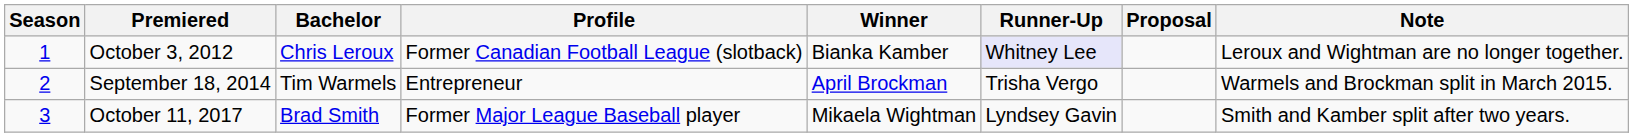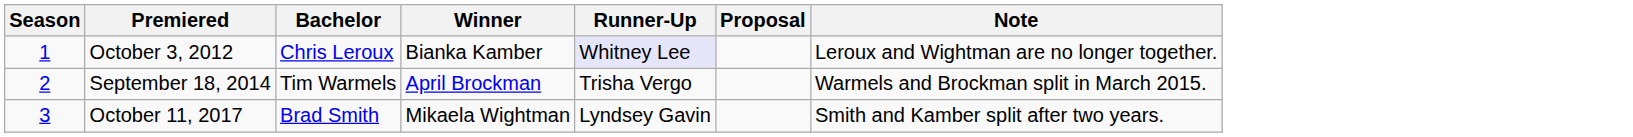- column: (604, 20)
